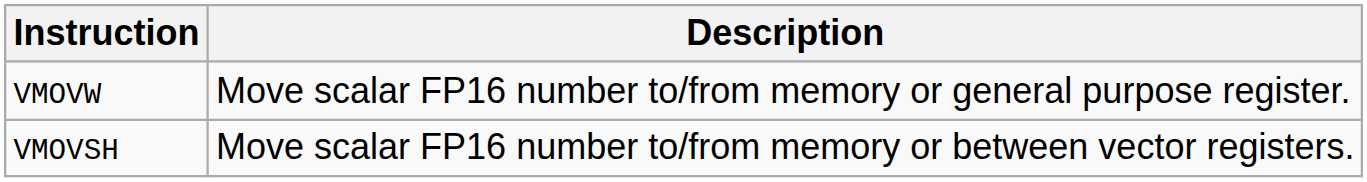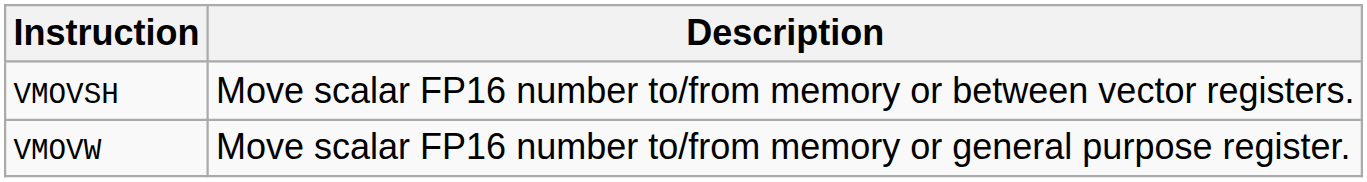rows swapped: (66, 151) <-> (57, 94)
